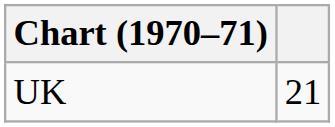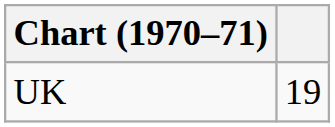(303, 91) 21 -> (303, 91) 19
